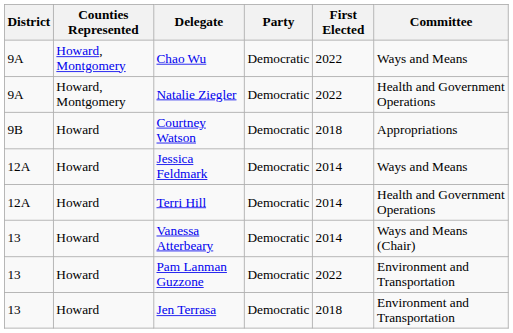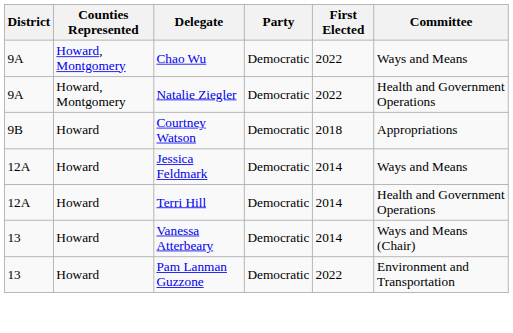- row: (186, 310)
